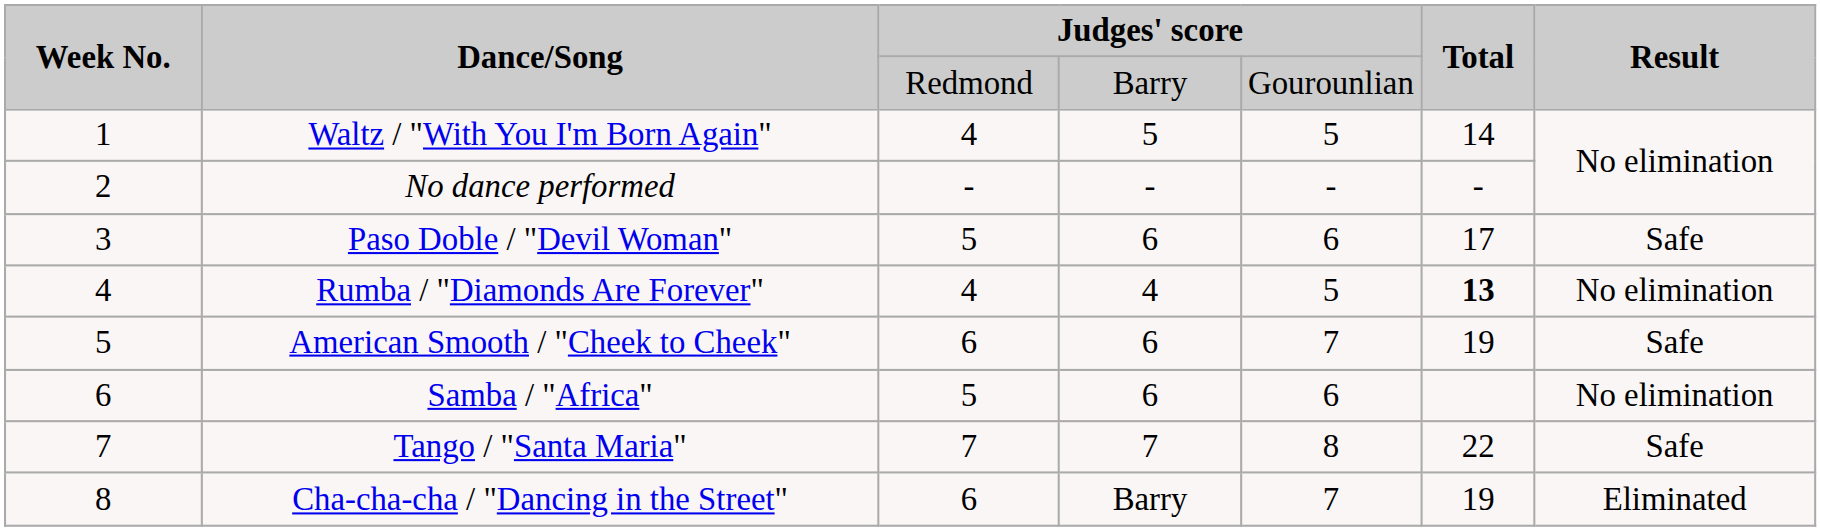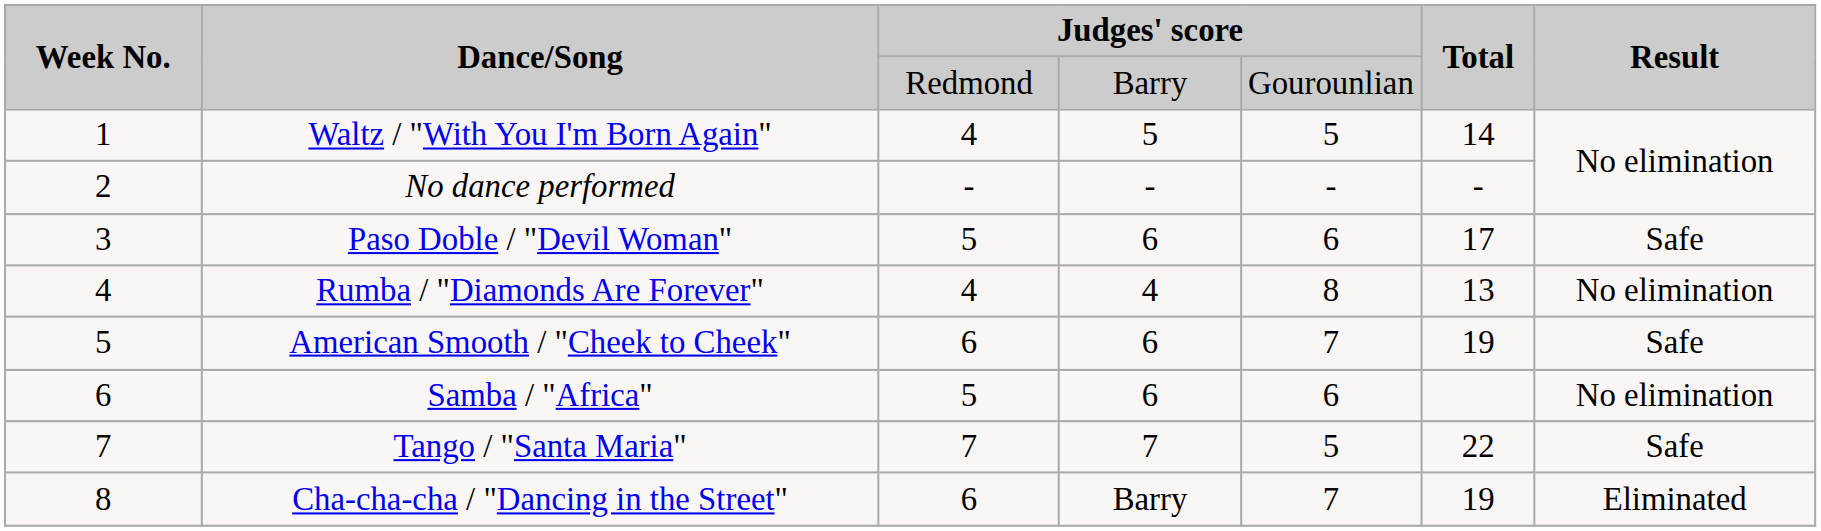(1331, 290) 5 -> (1331, 290) 8
(1478, 290) bold -> (1478, 290) normal
(1331, 446) 8 -> (1331, 446) 5
